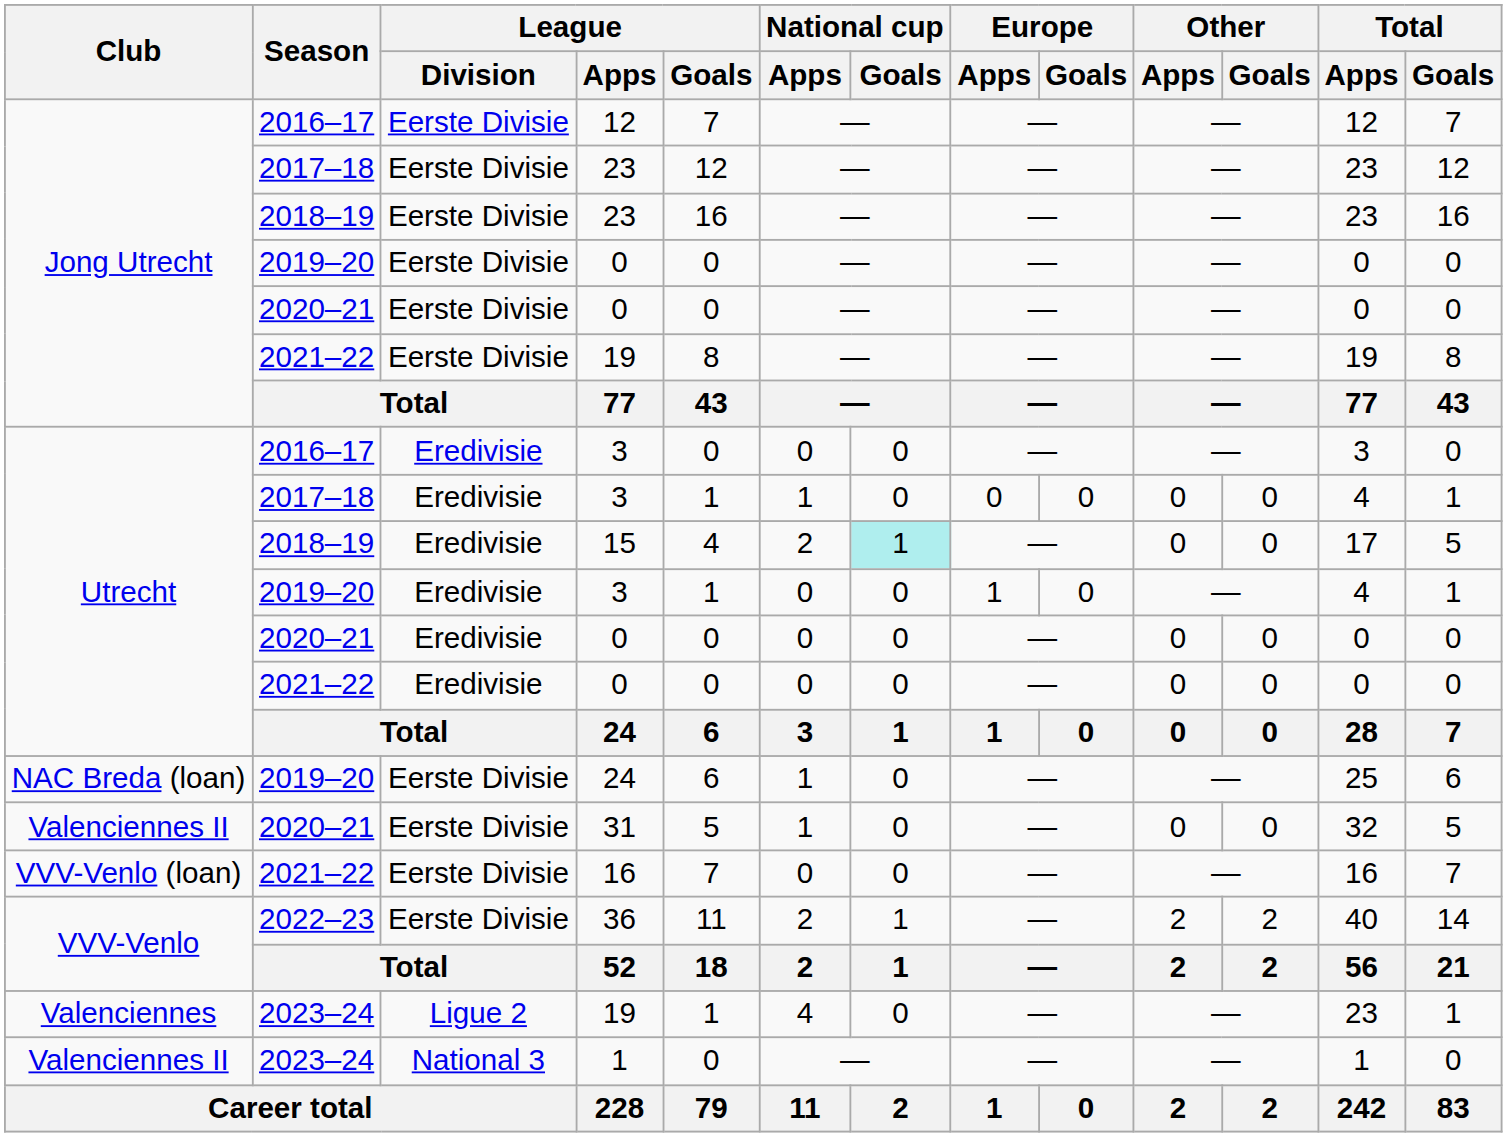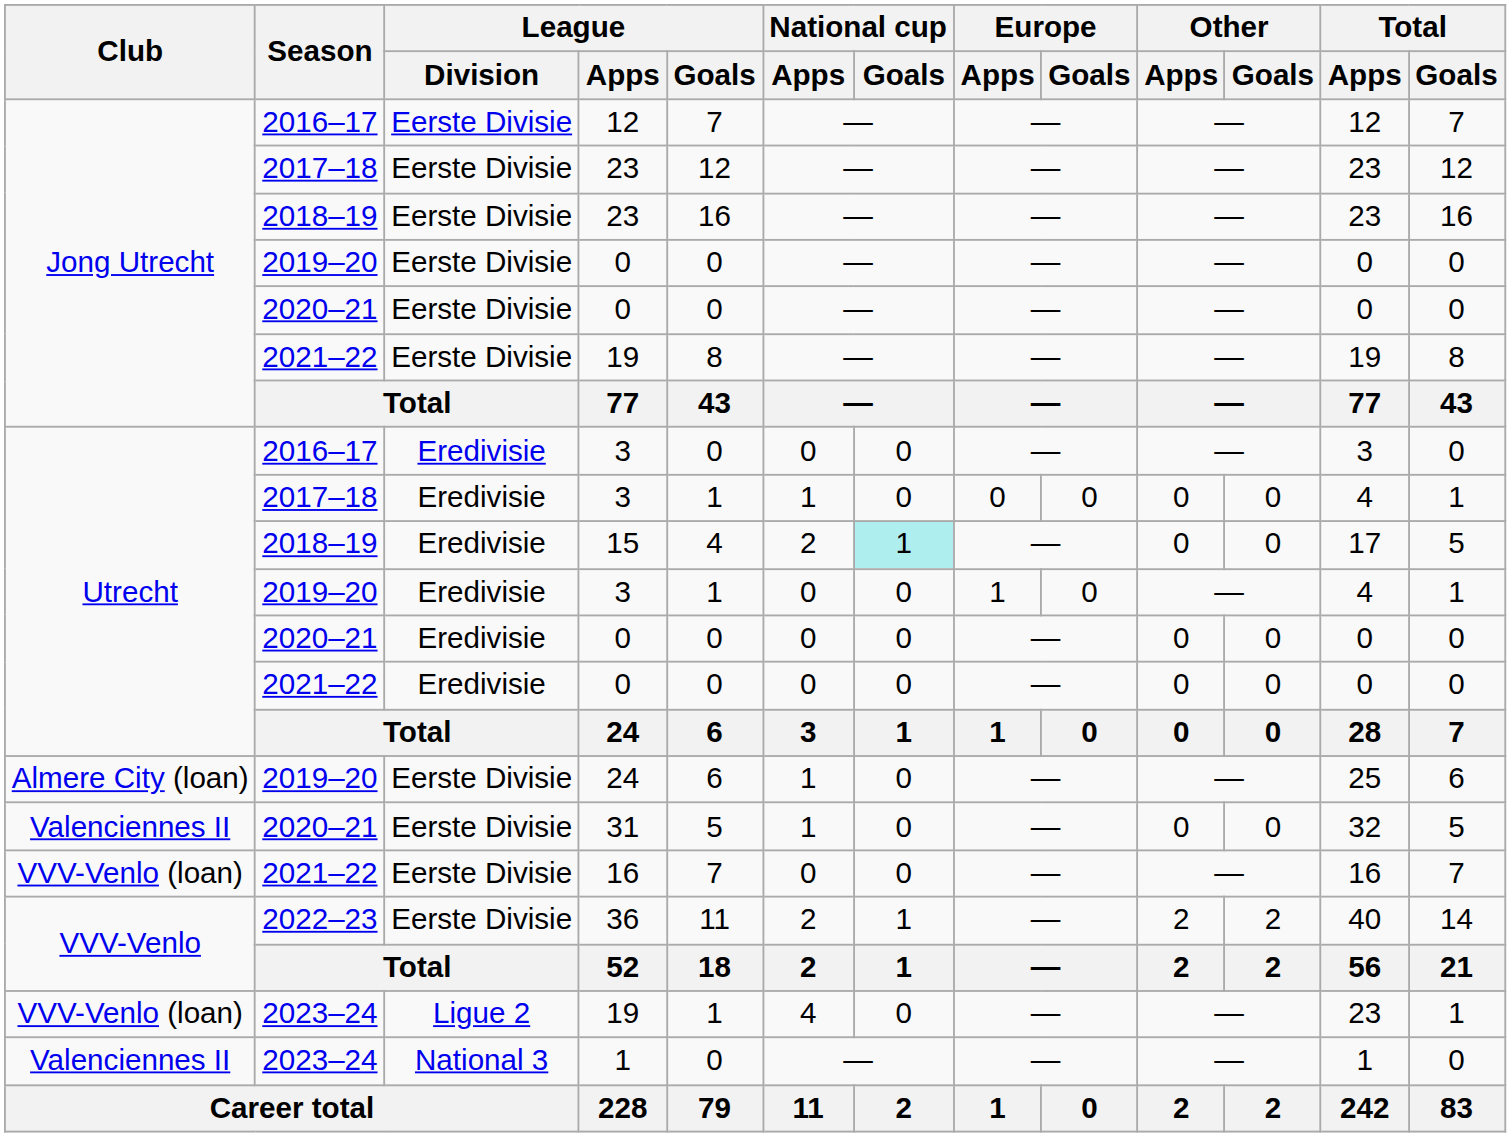(129, 779) NAC Breda (loan) -> (130, 779) Almere City (loan)
(129, 1013) Valenciennes -> (130, 1013) VVV-Venlo (loan)
